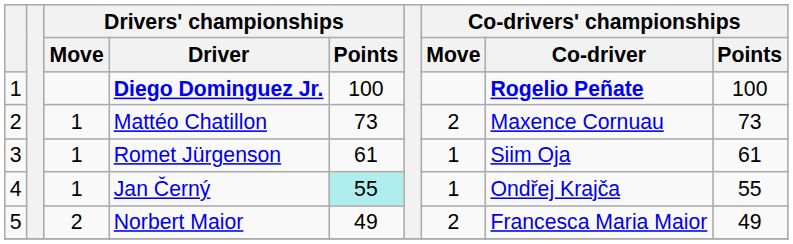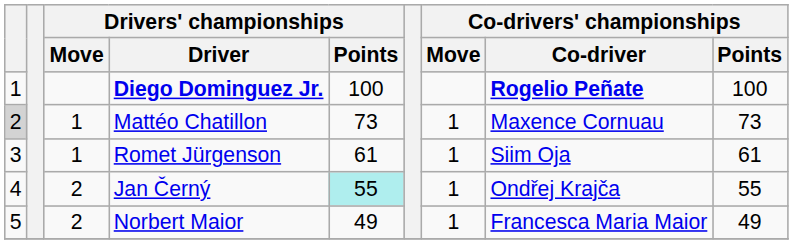(16, 121) no background -> (16, 121) lightgrey background
(453, 121) 2 -> (453, 121) 1
(77, 188) 1 -> (77, 188) 2
(453, 222) 2 -> (453, 222) 1
